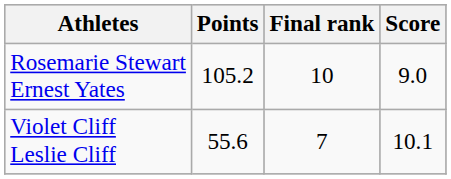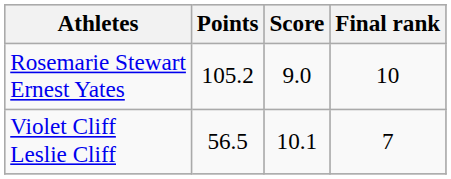columns swapped: (413, 24) <-> (322, 24)
(228, 141) 55.6 -> (228, 141) 56.5
